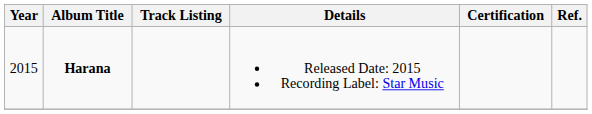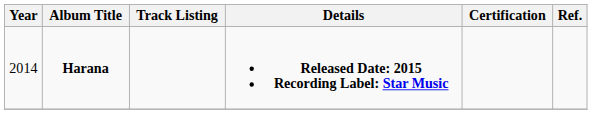(24, 67) 2015 -> (23, 67) 2014
(345, 76) normal -> (344, 76) bold
